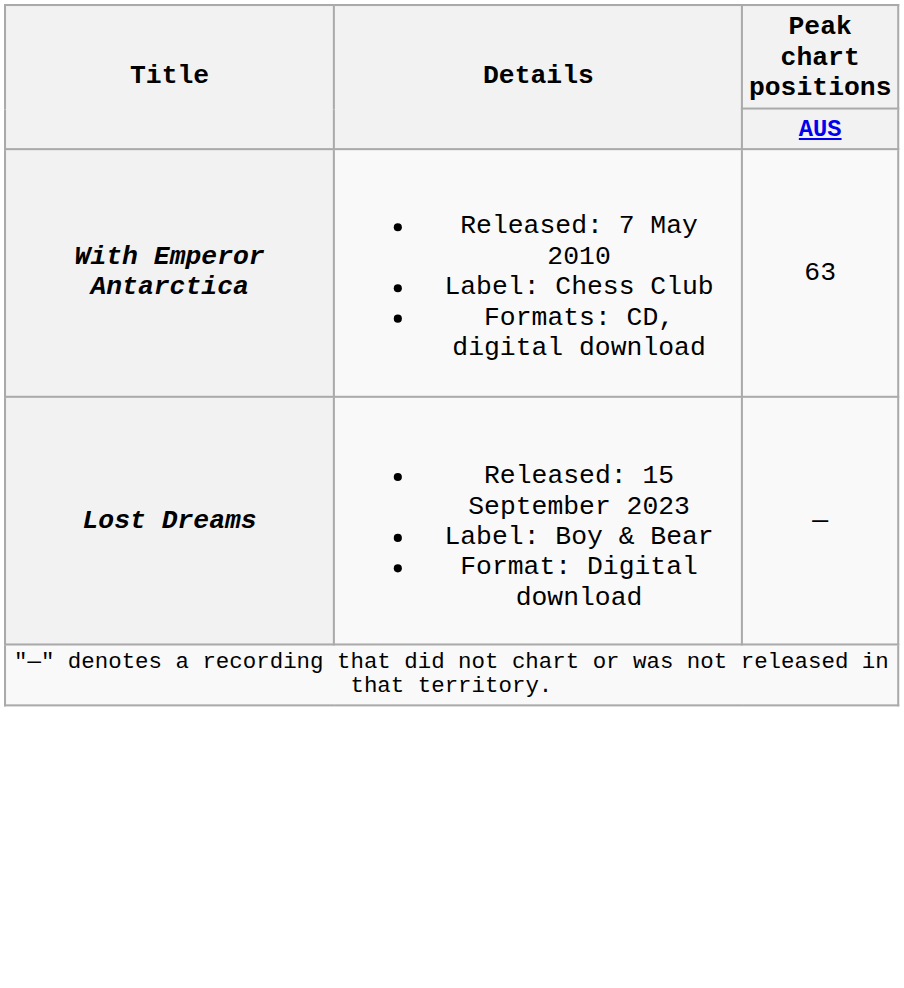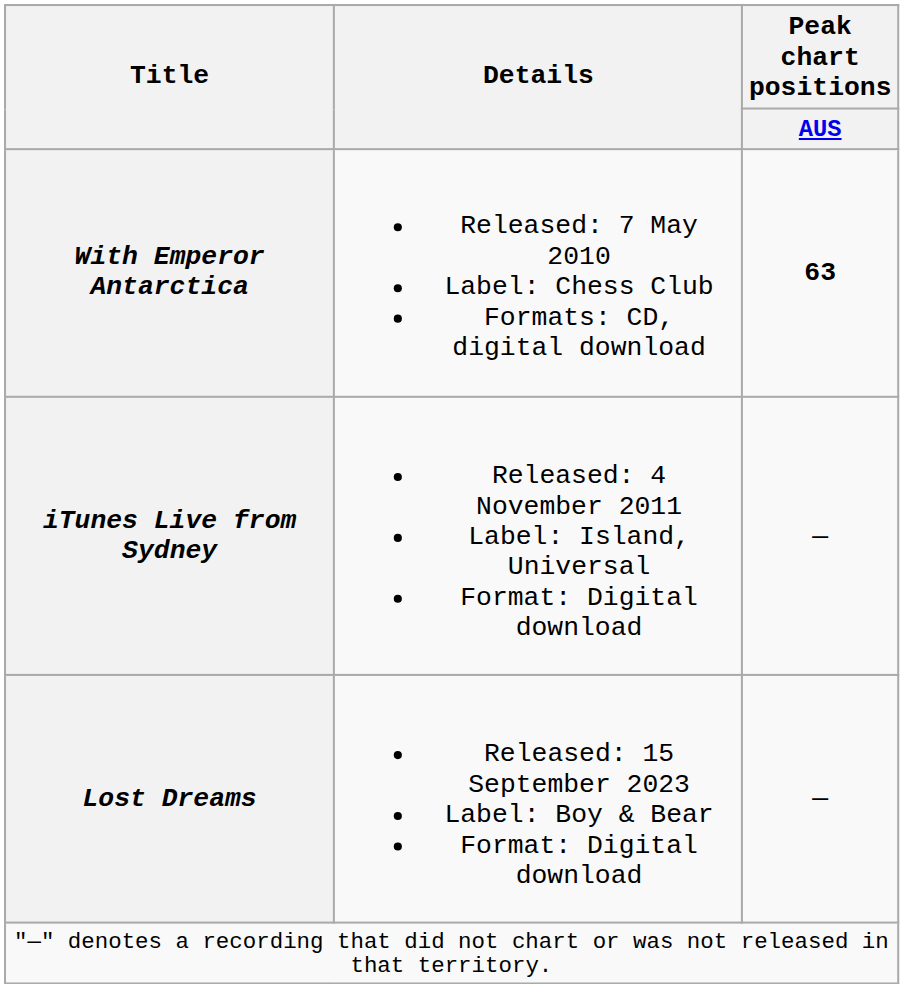(820, 273) normal -> (820, 273) bold
+ row: (170, 536)
